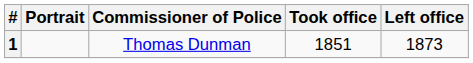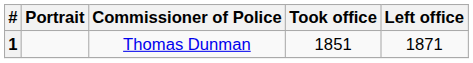(424, 44) 1873 -> (424, 44) 1871
